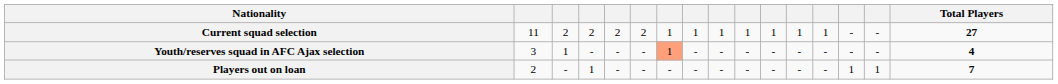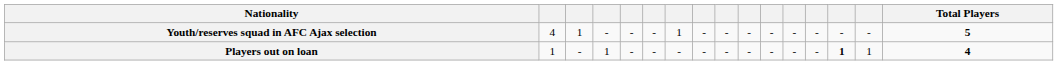- row: (259, 32)
(533, 50) 3 -> (552, 32) 4
(670, 50) lightsalmon background -> (679, 32) no background
(972, 50) 4 -> (968, 32) 5
(533, 69) 2 -> (552, 50) 1
(851, 69) normal -> (842, 50) bold
(972, 69) 7 -> (968, 50) 4
